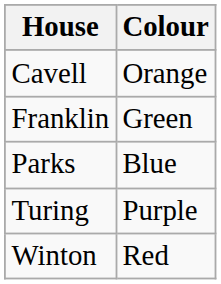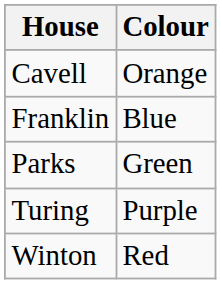(158, 118) Green -> (150, 118) Blue
(150, 164) Blue -> (158, 164) Green
